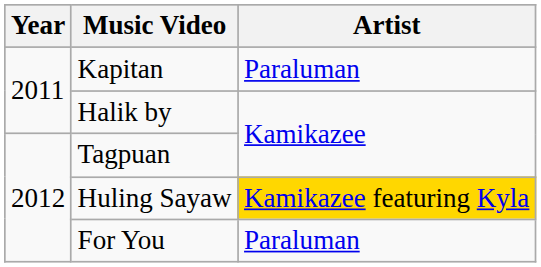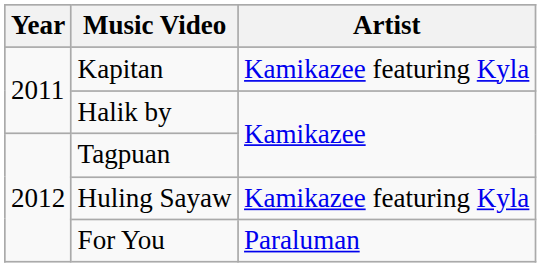(302, 68) Paraluman -> (387, 68) Kamikazee featuring Kyla
(387, 197) gold background -> (387, 197) no background
